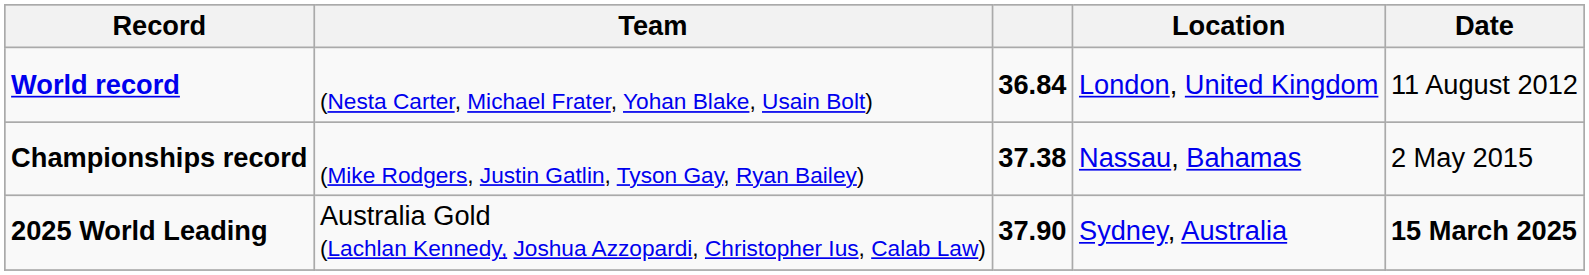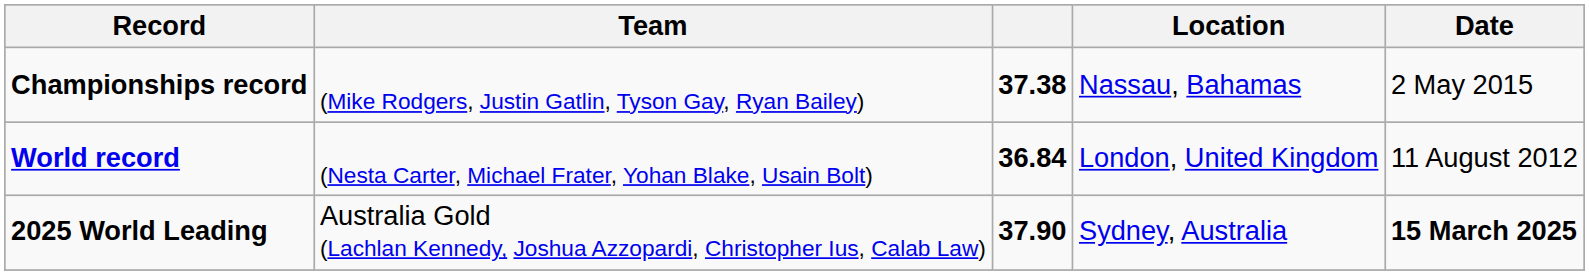rows swapped: (96, 84) <-> (159, 158)
